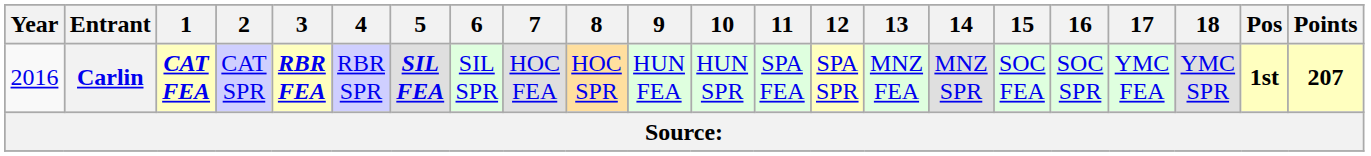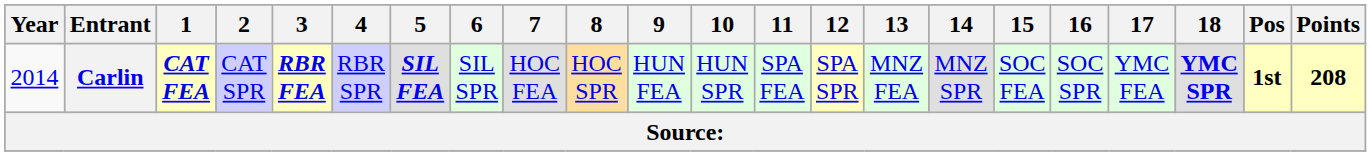(34, 77) 2016 -> (34, 77) 2014
(1208, 77) normal -> (1209, 77) bold
(1326, 77) 207 -> (1328, 77) 208
